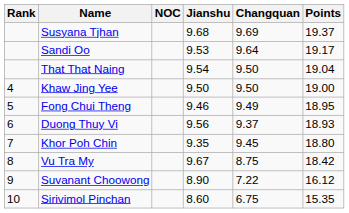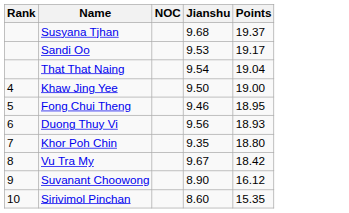- column: (268, 13)
